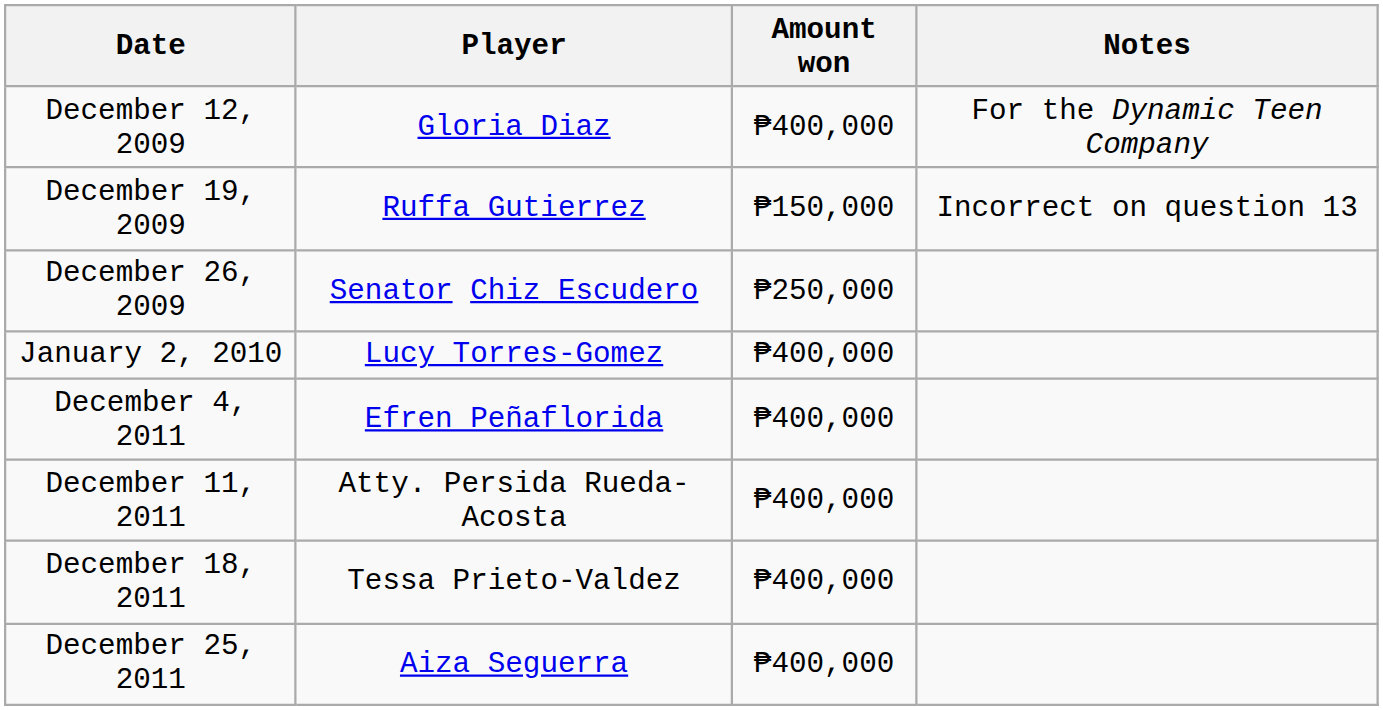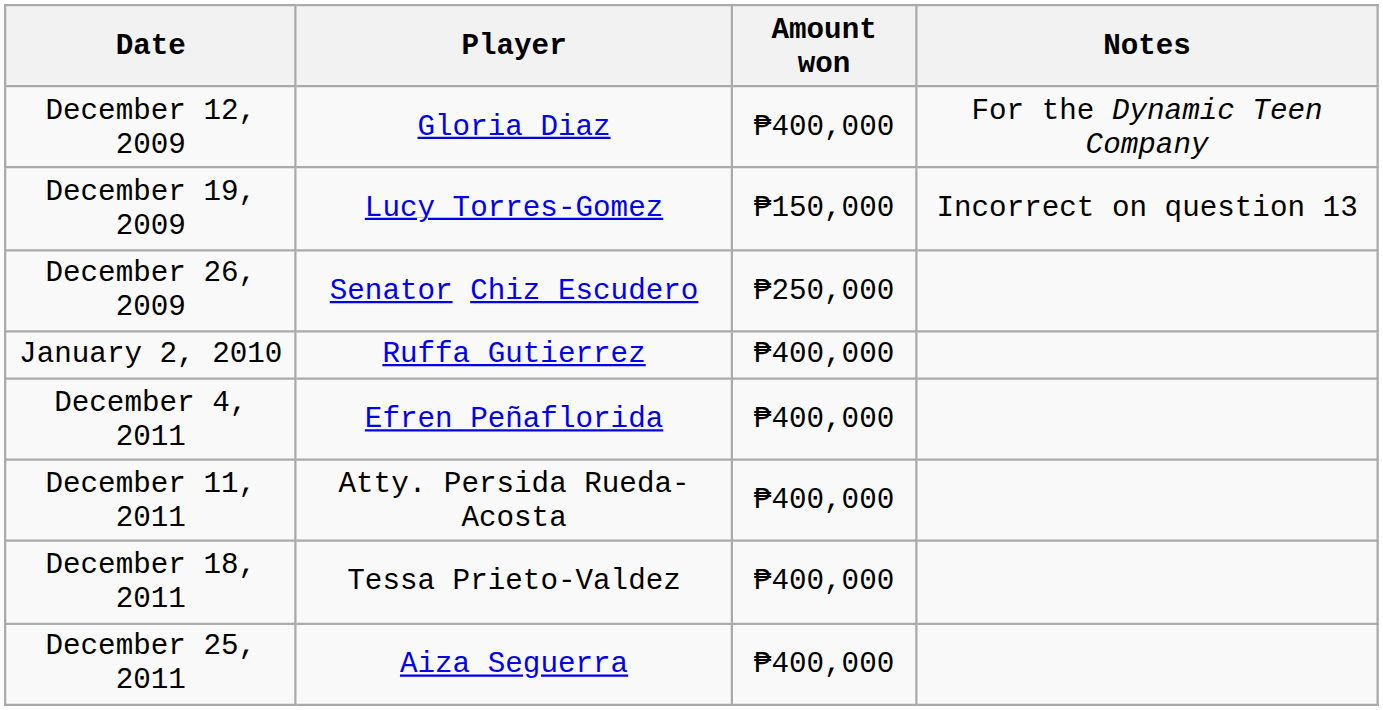(514, 209) Ruffa Gutierrez -> (514, 209) Lucy Torres-Gomez
(514, 355) Lucy Torres-Gomez -> (514, 355) Ruffa Gutierrez
